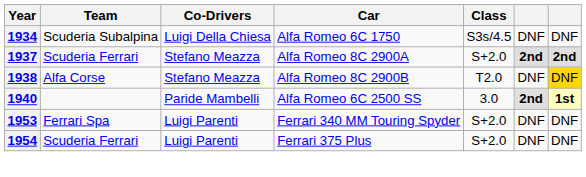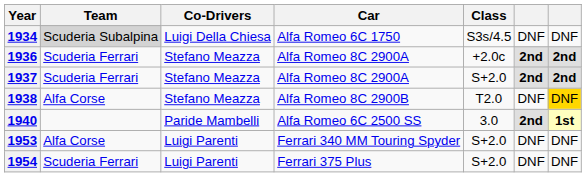(101, 36) no background -> (101, 36) lightgrey background
+ row: (22, 57)
(76, 120) Ferrari Spa -> (74, 141) Alfa Corse
